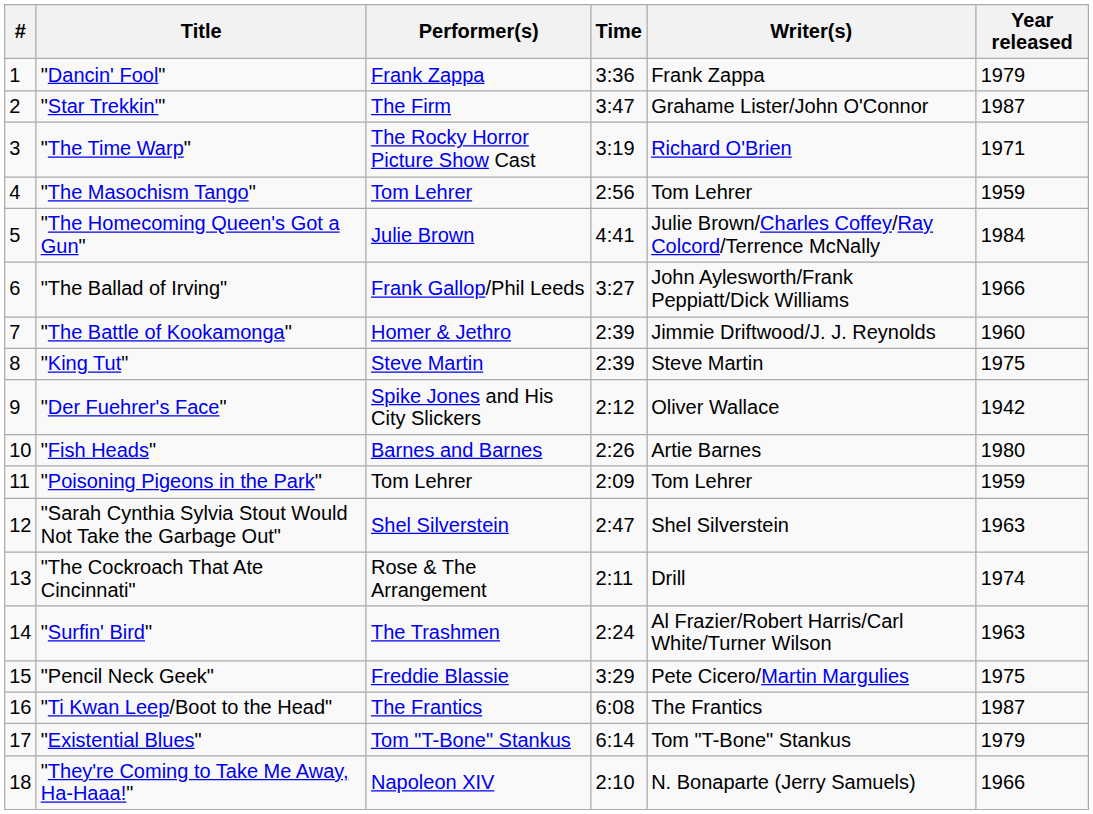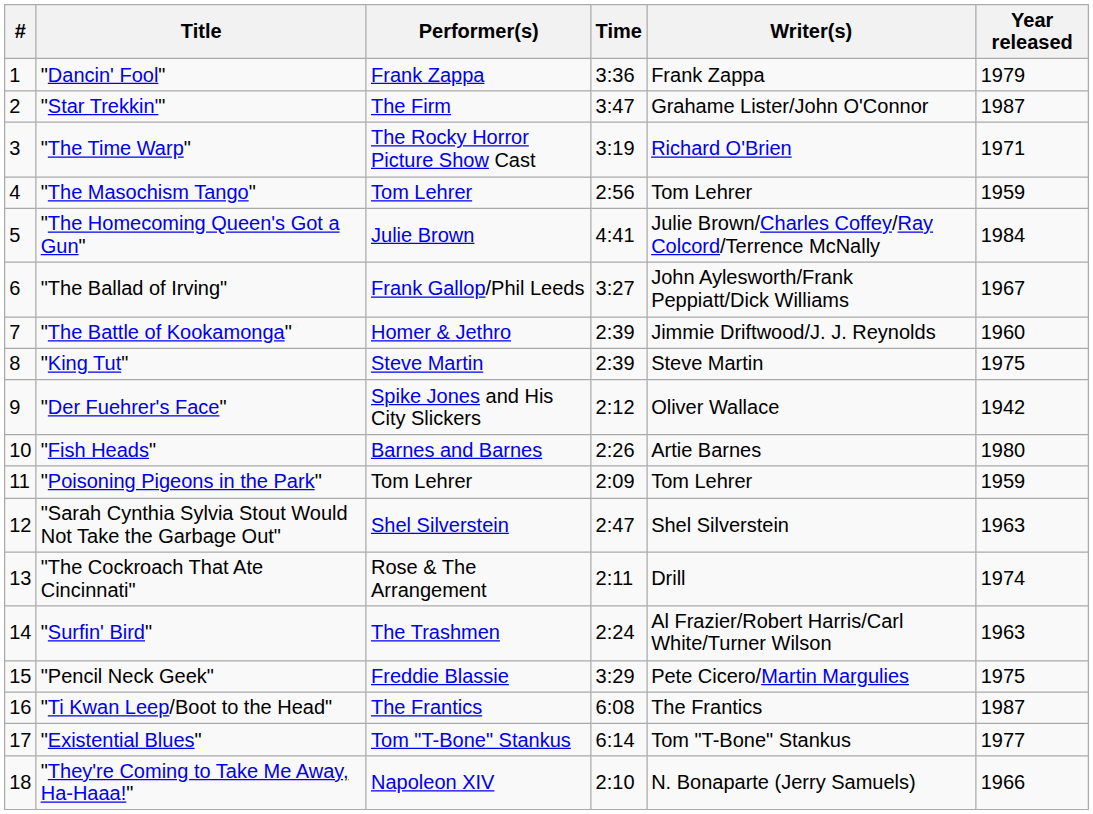(1003, 289) 1966 -> (1003, 289) 1967
(1003, 739) 1979 -> (1003, 739) 1977
